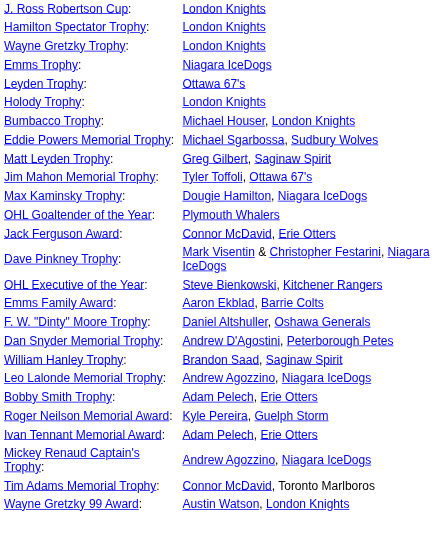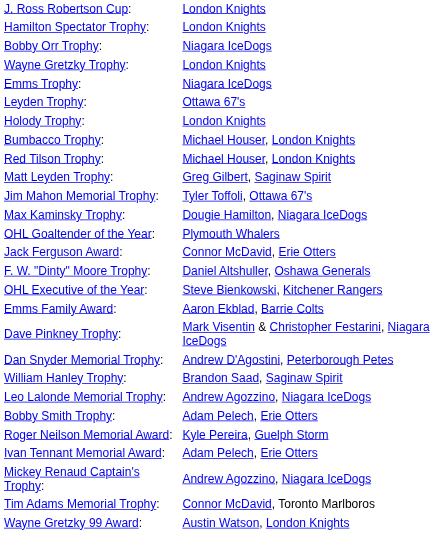+ row: (53, 46)
+ row: (54, 158)
- row: (89, 140)
rows swapped: (63, 259) <-> (77, 322)
